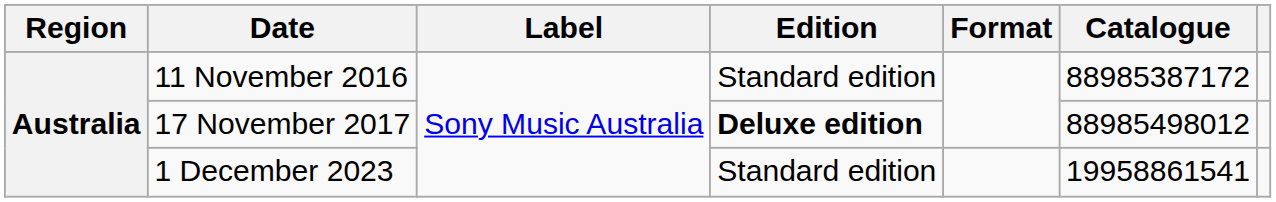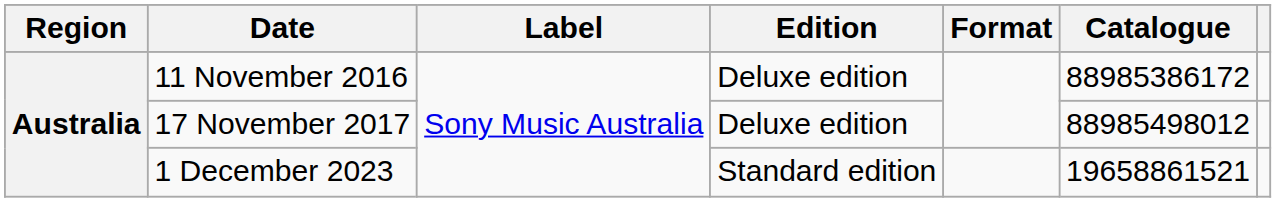(827, 76) Standard edition -> (813, 76) Deluxe edition
(1158, 76) 88985387172 -> (1158, 76) 88985386172
(820, 123) bold -> (813, 123) normal
(1158, 171) 19958861541 -> (1158, 171) 19658861521
